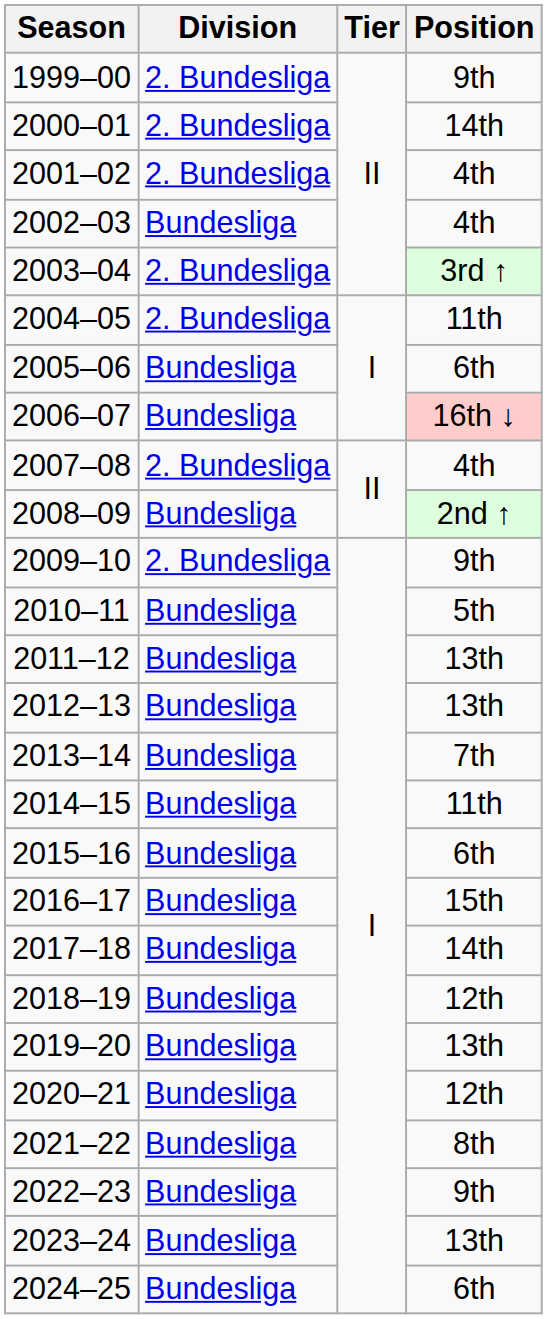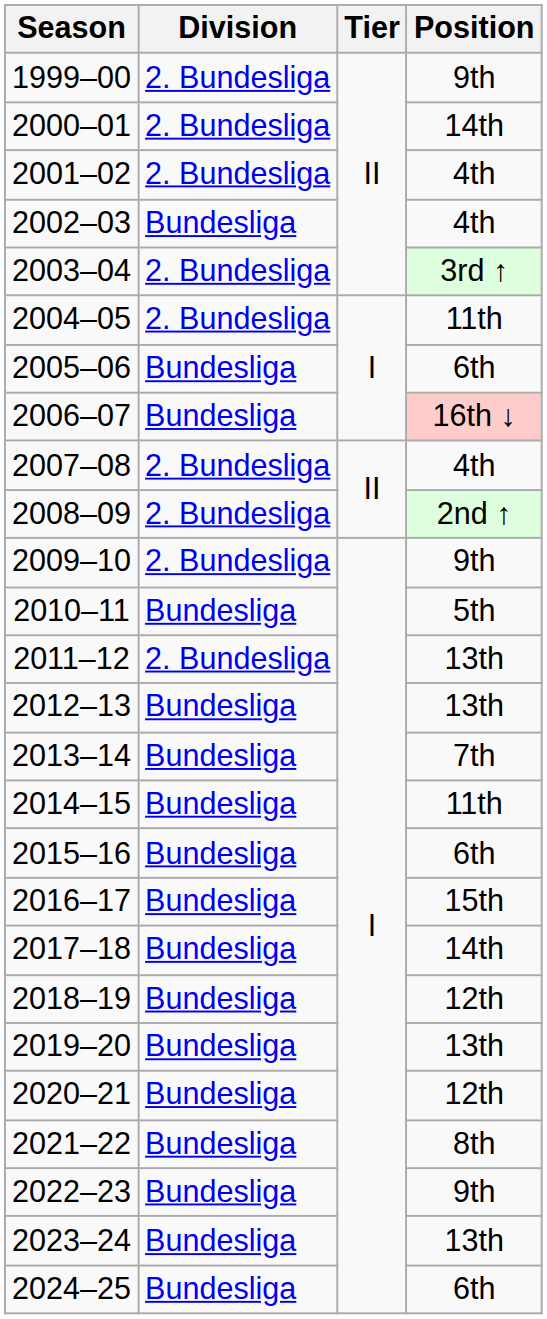(221, 513) Bundesliga -> (238, 513) 2. Bundesliga
(221, 658) Bundesliga -> (238, 658) 2. Bundesliga
